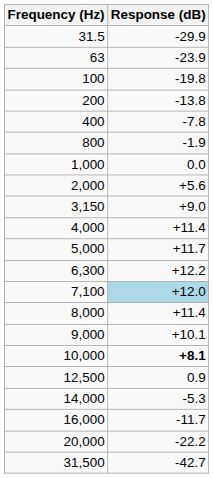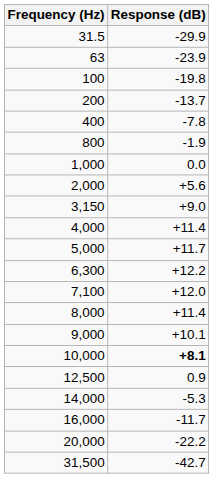(190, 100) -13.8 -> (190, 100) -13.7
(189, 292) lightblue background -> (189, 292) no background
